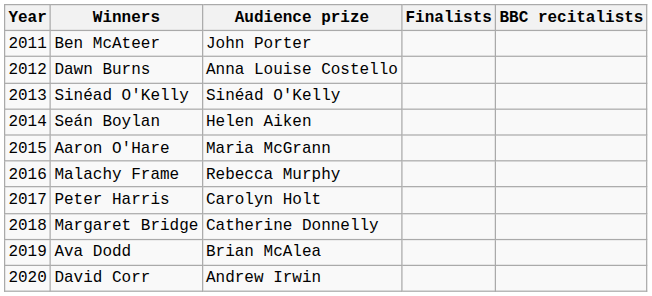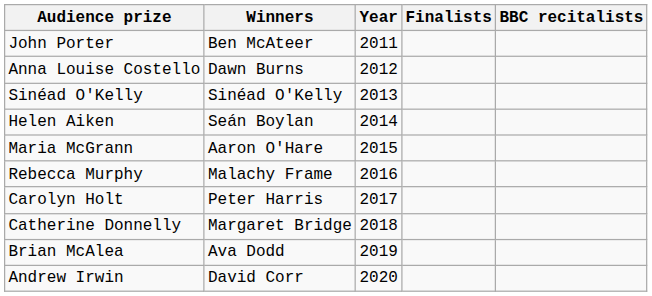columns swapped: (28, 18) <-> (302, 18)
